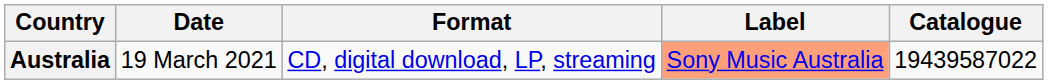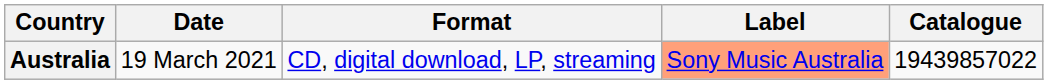(966, 60) 19439587022 -> (966, 60) 19439857022
